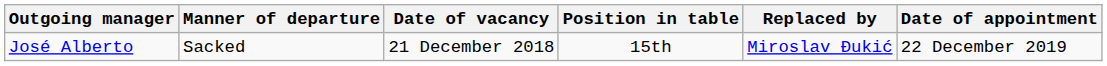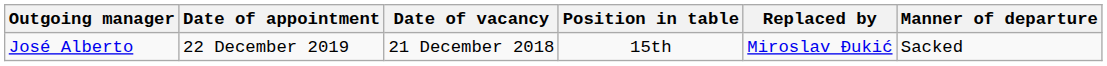columns swapped: (282, 19) <-> (999, 19)
